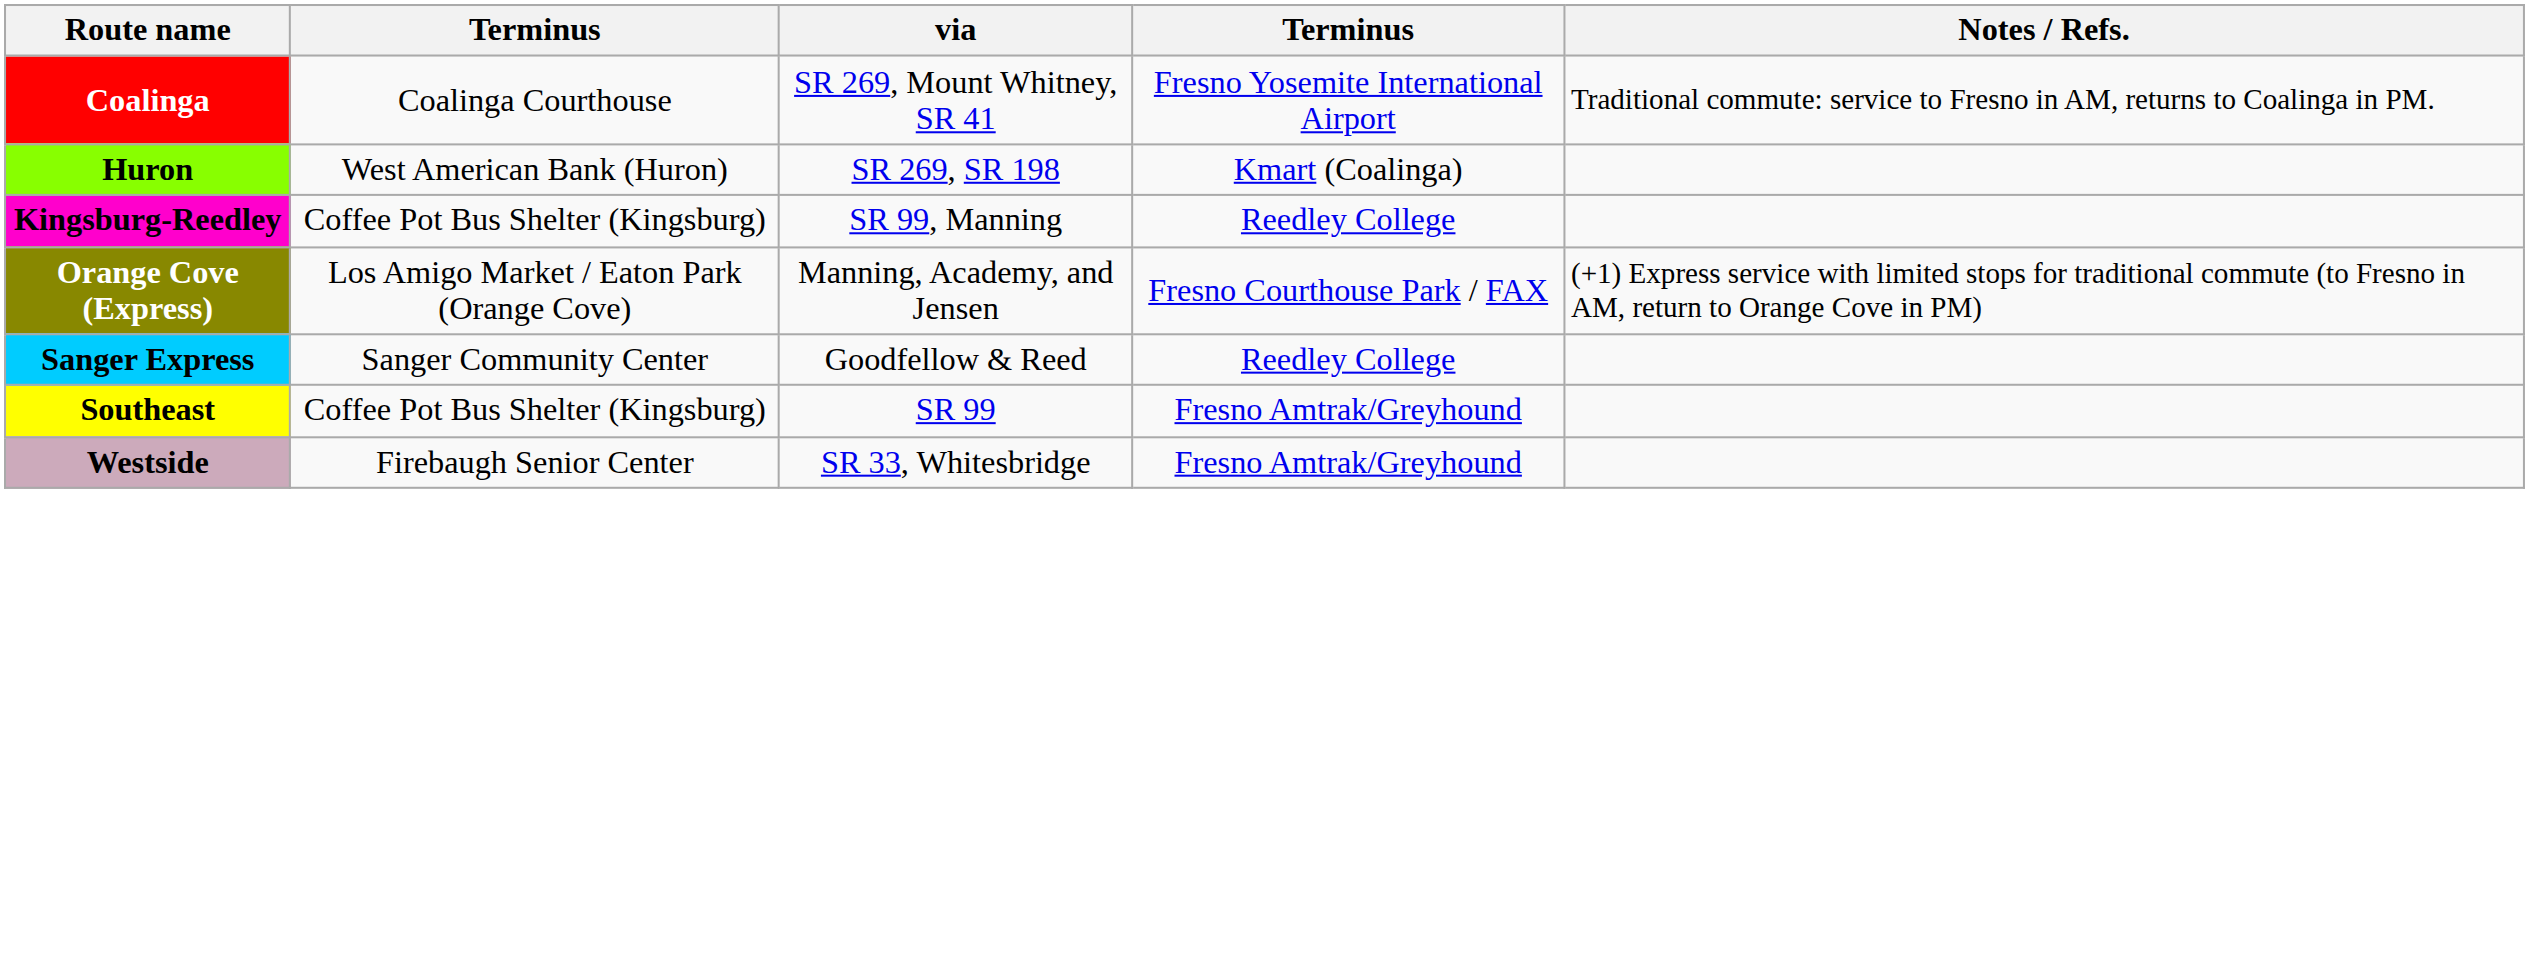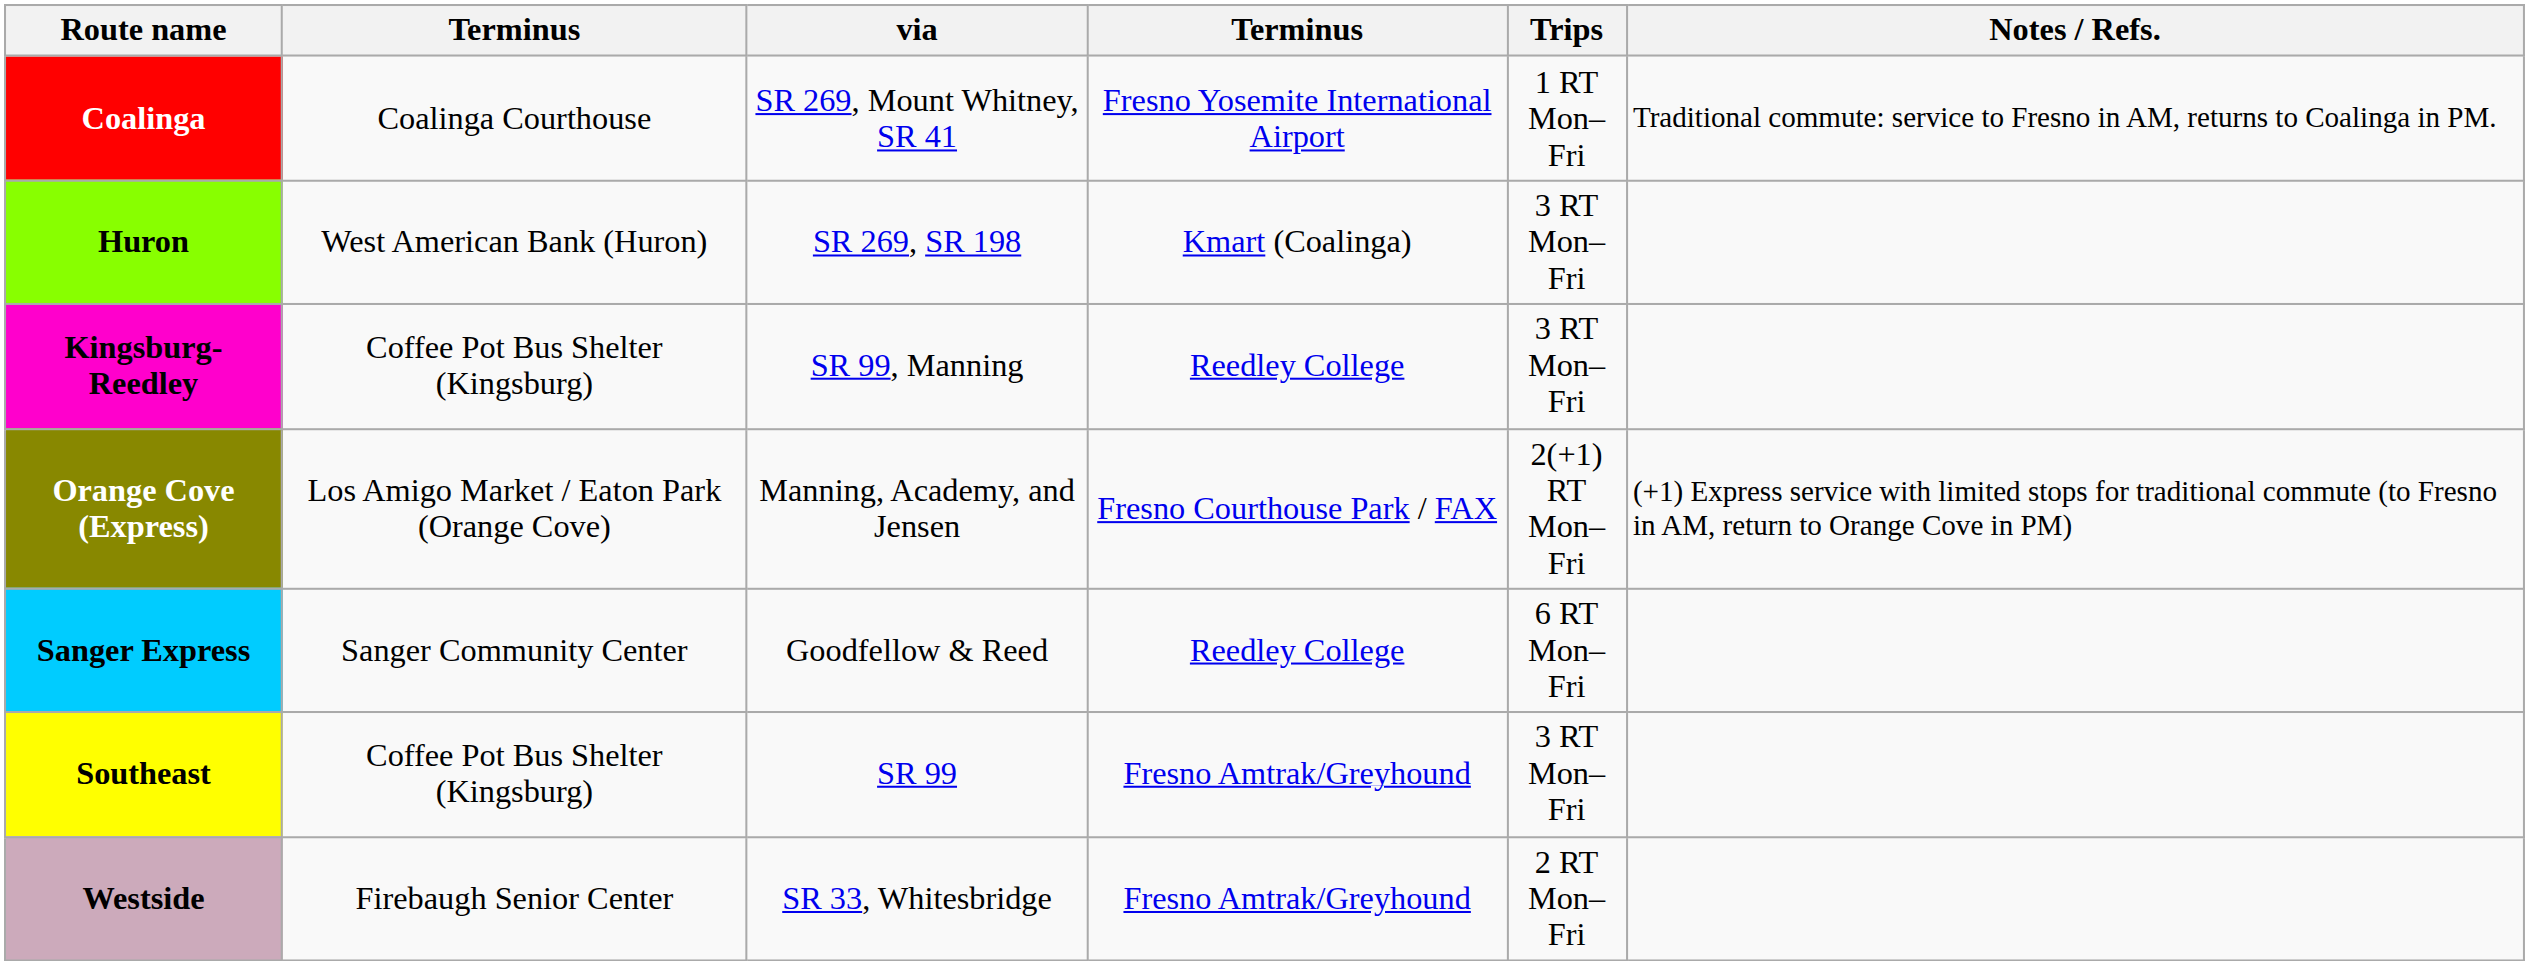+ column: (1567, 30)
